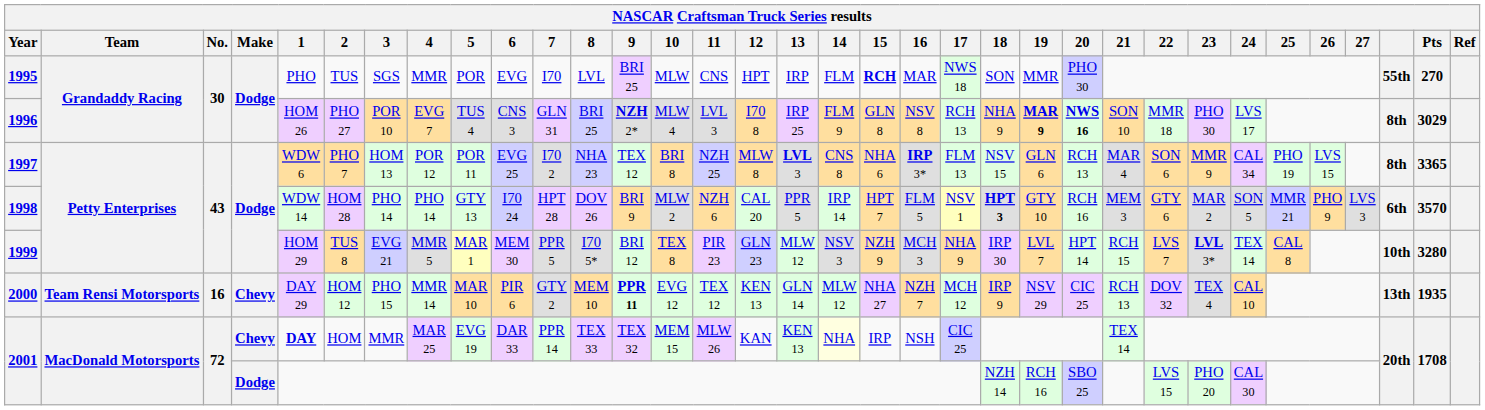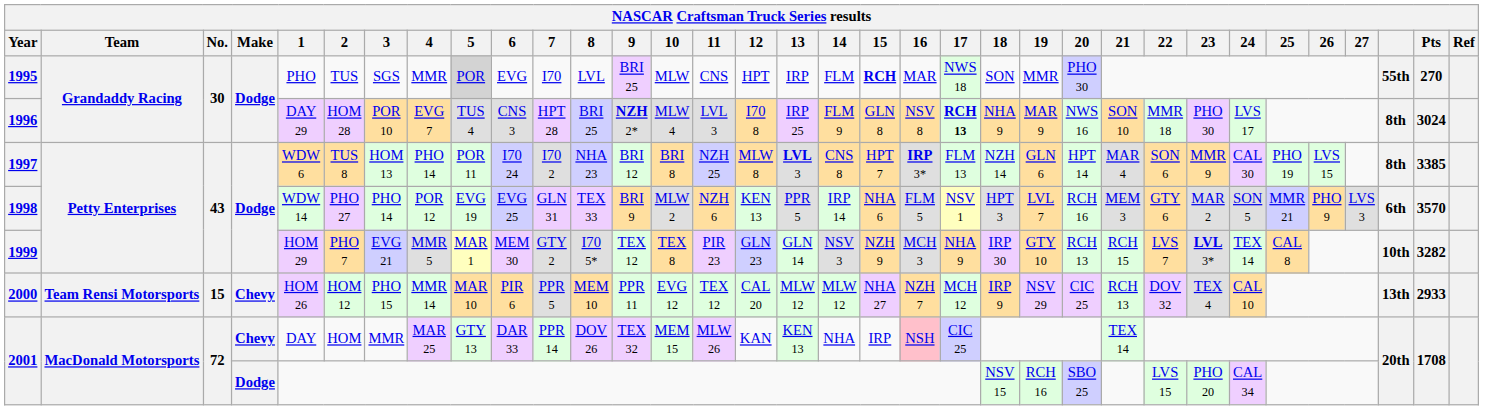(471, 77) no background -> (471, 77) lightgrey background
(301, 120) HOM 26 -> (301, 120) DAY 29
(344, 120) PHO 27 -> (344, 120) HOM 28
(552, 120) GLN 31 -> (552, 120) HPT 28
(960, 120) normal -> (960, 120) bold
(1041, 120) bold -> (1041, 120) normal
(1082, 120) bold -> (1082, 120) normal
(1432, 120) 3029 -> (1431, 120) 3024
(344, 163) PHO 7 -> (344, 163) TUS 8
(429, 163) POR 12 -> (429, 163) PHO 14
(512, 163) EVG 25 -> (512, 163) I70 24
(632, 163) TEX 12 -> (632, 163) BRI 12
(880, 163) NHA 6 -> (880, 163) HPT 7
(1000, 163) NSV 15 -> (1000, 163) NZH 14
(1082, 163) RCH 13 -> (1082, 163) HPT 14
(1248, 163) CAL 34 -> (1248, 163) CAL 30
(1432, 164) 3365 -> (1431, 164) 3385
(344, 207) HOM 28 -> (344, 207) PHO 27
(429, 207) PHO 14 -> (429, 207) POR 12
(471, 207) GTY 13 -> (471, 207) EVG 19
(512, 207) I70 24 -> (512, 207) EVG 25
(552, 207) HPT 28 -> (552, 207) GLN 31
(591, 207) DOV 26 -> (591, 207) TEX 33
(756, 207) CAL 20 -> (756, 207) KEN 13
(880, 207) HPT 7 -> (880, 207) NHA 6
(1000, 207) bold -> (1000, 207) normal
(1041, 207) GTY 10 -> (1041, 207) LVL 7
(344, 251) TUS 8 -> (344, 251) PHO 7
(552, 251) PPR 5 -> (552, 251) GTY 2
(632, 251) BRI 12 -> (632, 251) TEX 12
(797, 251) MLW 12 -> (797, 251) GLN 14
(1041, 251) LVL 7 -> (1041, 251) GTY 10
(1082, 251) HPT 14 -> (1082, 251) RCH 13
(1432, 251) 3280 -> (1431, 251) 3282
(217, 295) 16 -> (217, 295) 15
(301, 294) DAY 29 -> (301, 294) HOM 26
(552, 294) GTY 2 -> (552, 294) PPR 5
(632, 295) bold -> (632, 294) normal
(756, 294) KEN 13 -> (756, 294) CAL 20
(797, 294) GLN 14 -> (797, 294) MLW 12
(1432, 295) 1935 -> (1431, 295) 2933
(301, 338) bold -> (301, 338) normal
(471, 338) EVG 19 -> (471, 338) GTY 13
(591, 338) TEX 33 -> (591, 338) DOV 26
(839, 338) lightyellow background -> (839, 338) no background
(920, 338) no background -> (920, 338) pink background
(1000, 381) NZH 14 -> (1000, 381) NSV 15
(1248, 381) CAL 30 -> (1248, 381) CAL 34
